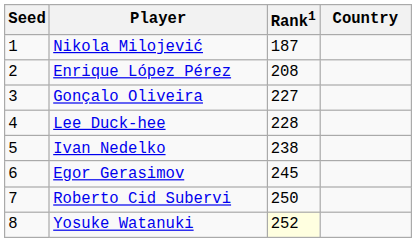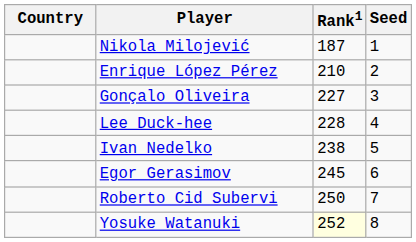columns swapped: (365, 19) <-> (27, 19)
(285, 72) 208 -> (331, 72) 210
